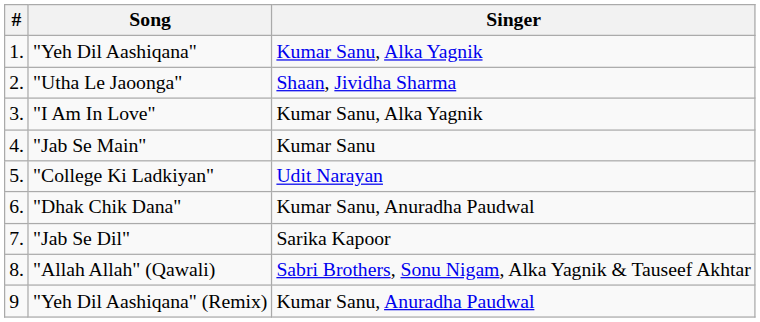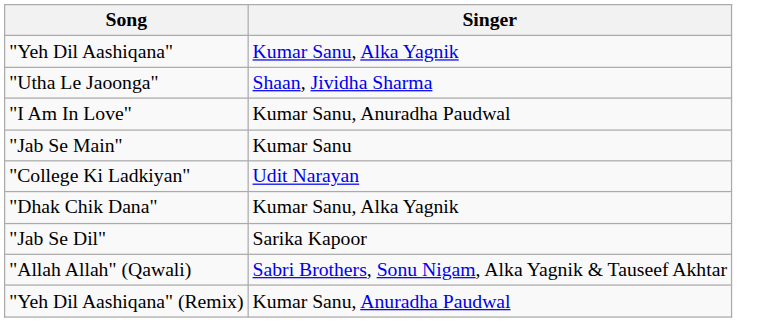- column: (17, 20)
(379, 113) Kumar Sanu, Alka Yagnik -> (382, 113) Kumar Sanu, Anuradha Paudwal
(405, 207) Kumar Sanu, Anuradha Paudwal -> (356, 207) Kumar Sanu, Alka Yagnik
